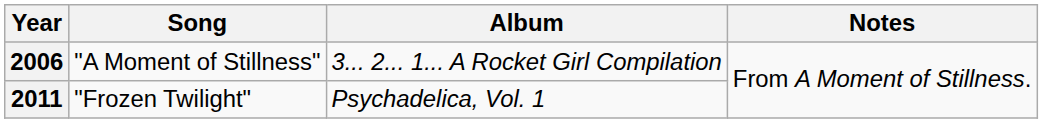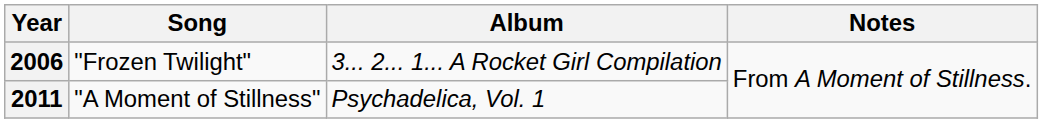(197, 61) "A Moment of Stillness" -> (163, 61) "Frozen Twilight"
(163, 99) "Frozen Twilight" -> (197, 99) "A Moment of Stillness"
